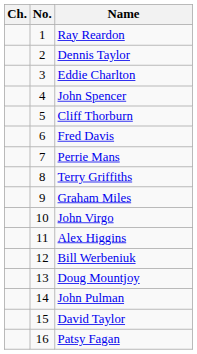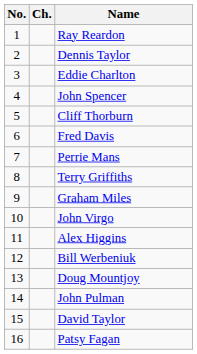columns swapped: (42, 14) <-> (17, 14)
